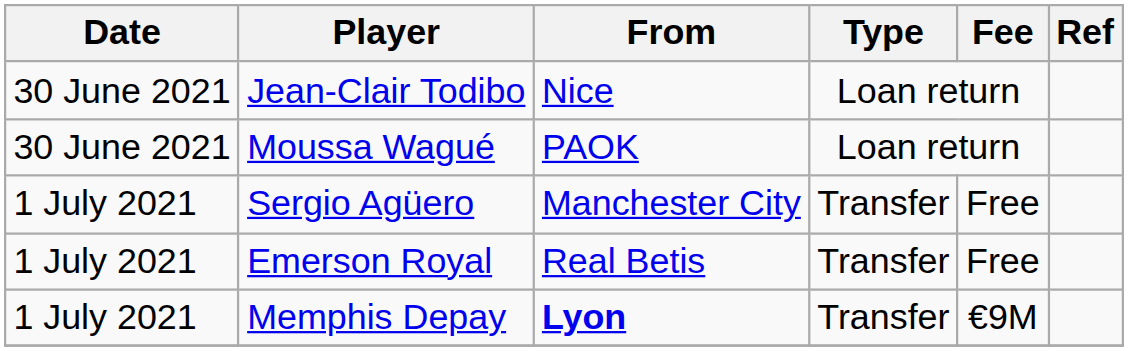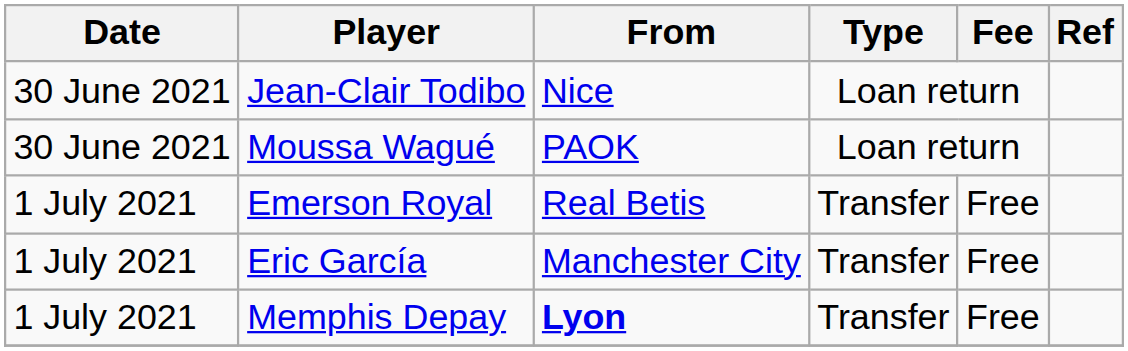- row: (361, 203)
+ row: (337, 260)
(1003, 317) €9M -> (1003, 317) Free
